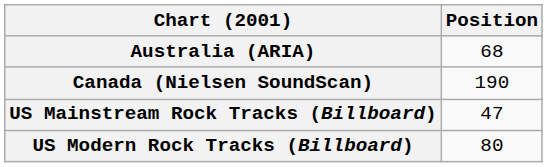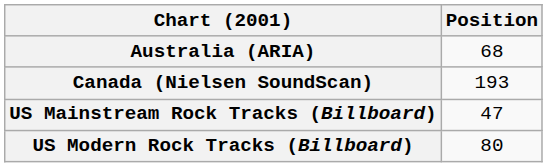(492, 83) 190 -> (492, 83) 193
